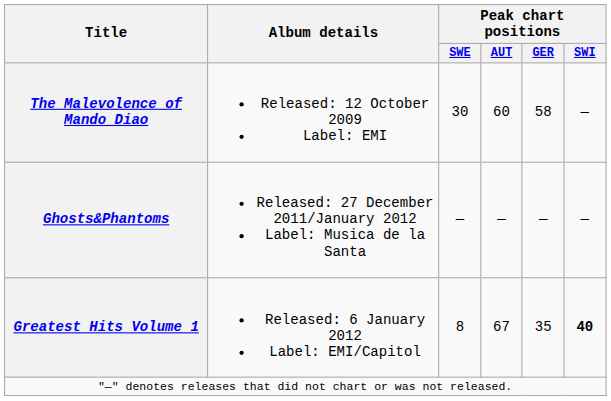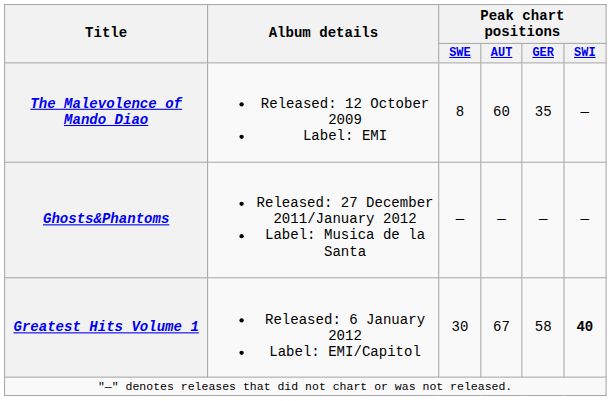(460, 112) 30 -> (460, 112) 8
(543, 112) 58 -> (543, 112) 35
(460, 328) 8 -> (460, 328) 30
(543, 328) 35 -> (543, 328) 58
